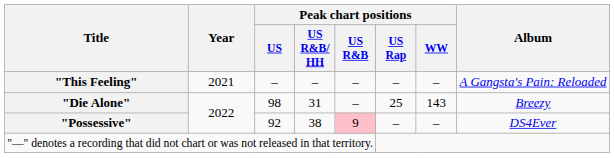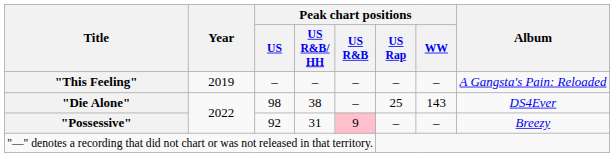(221, 82) 2021 -> (221, 82) 2019
(315, 102) 31 -> (315, 102) 38
(533, 102) Breezy -> (533, 102) DS4Ever
(315, 123) 38 -> (315, 123) 31
(533, 123) DS4Ever -> (533, 123) Breezy
